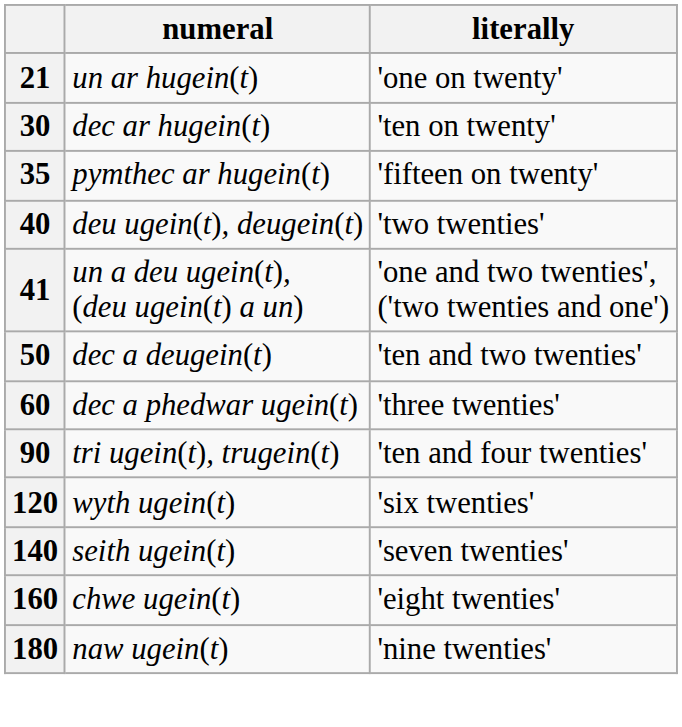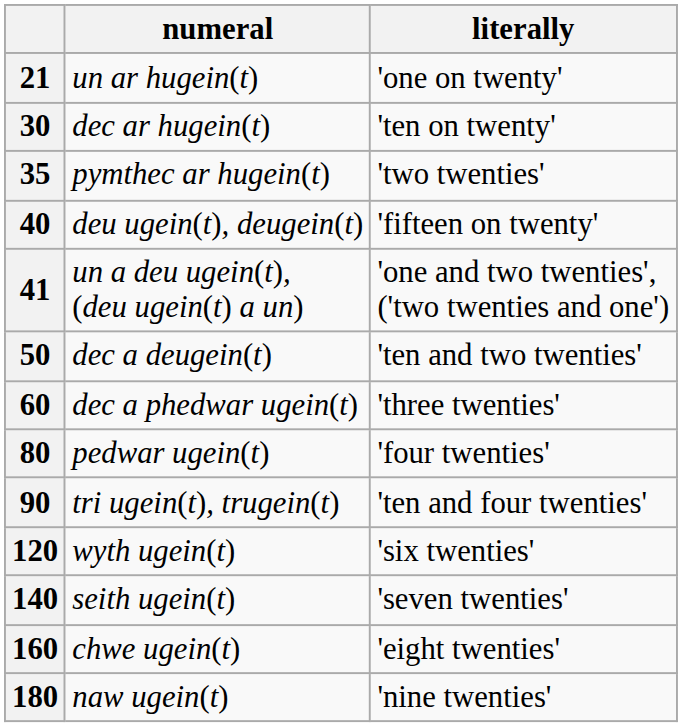(488, 175) 'fifteen on twenty' -> (461, 175) 'two twenties'
(461, 223) 'two twenties' -> (488, 223) 'fifteen on twenty'
+ row: (35, 453)
